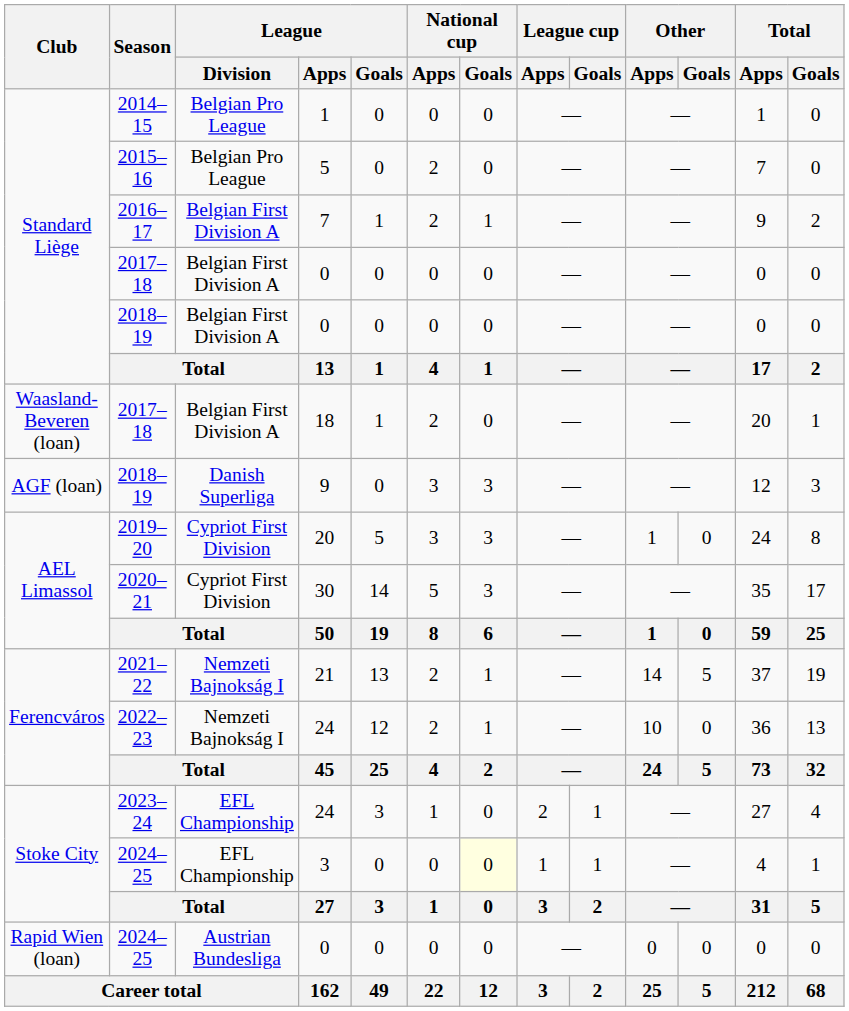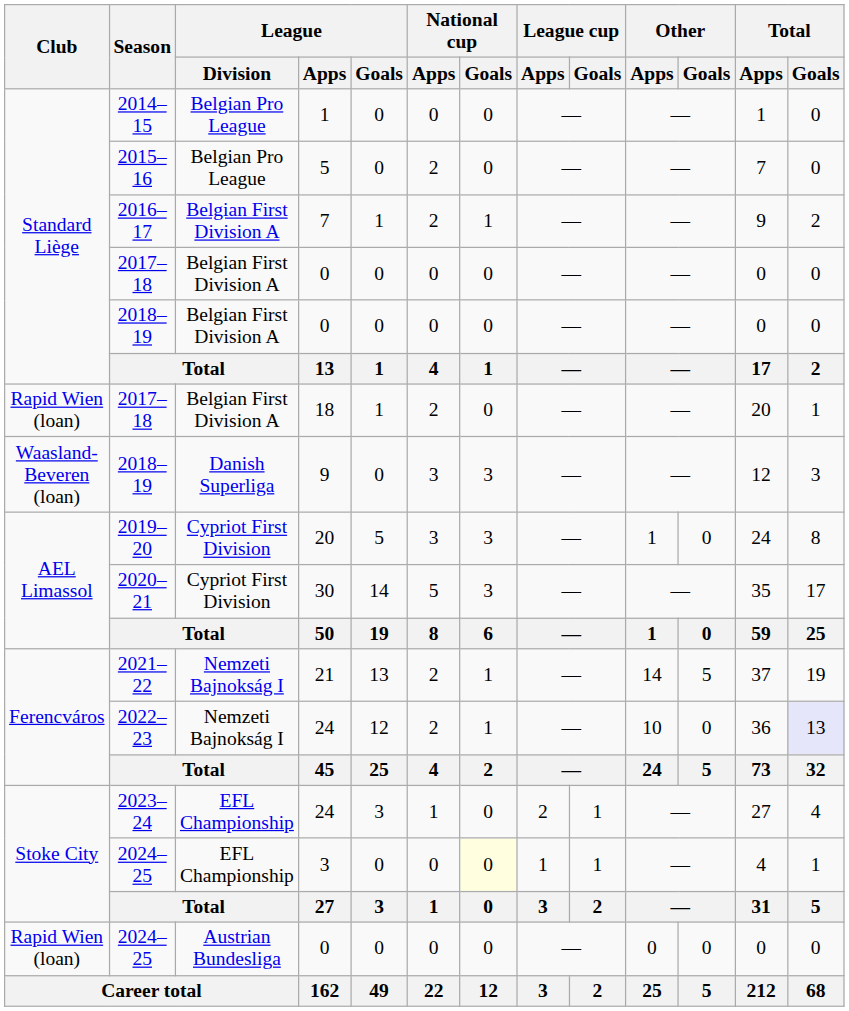(57, 421) Waasland-Beveren (loan) -> (57, 410) Rapid Wien (loan)
(57, 485) AGF (loan) -> (57, 474) Waasland-Beveren (loan)
(816, 727) no background -> (816, 727) lavender background
